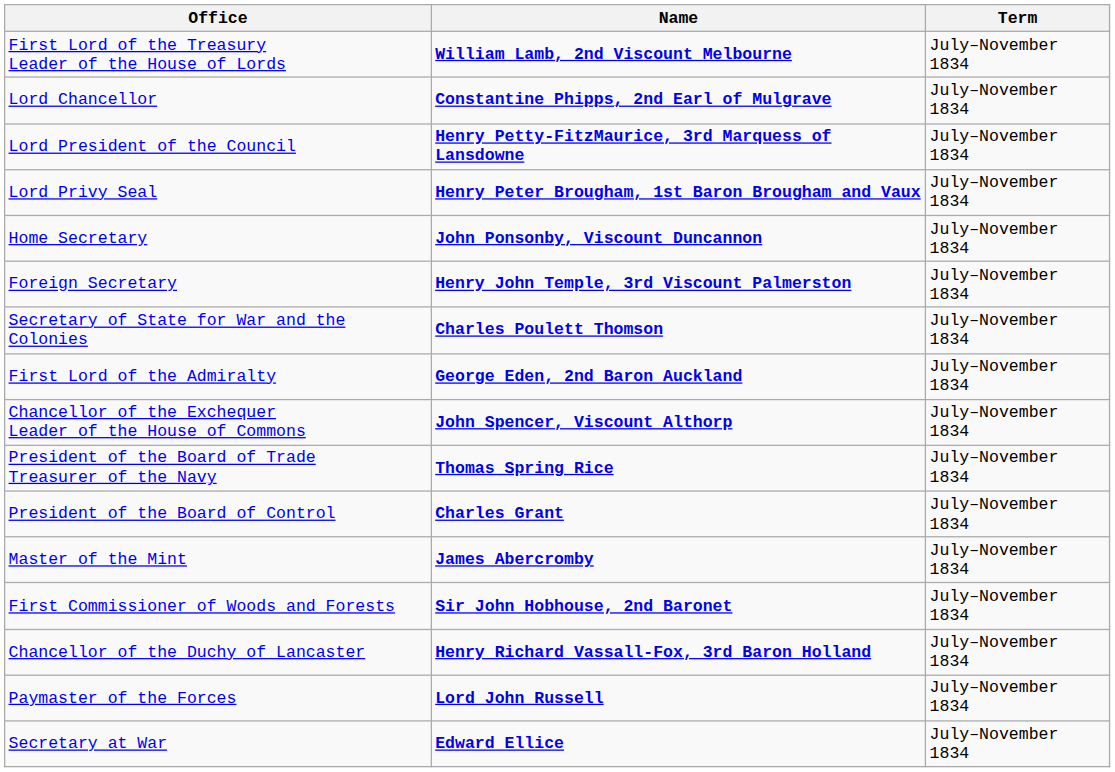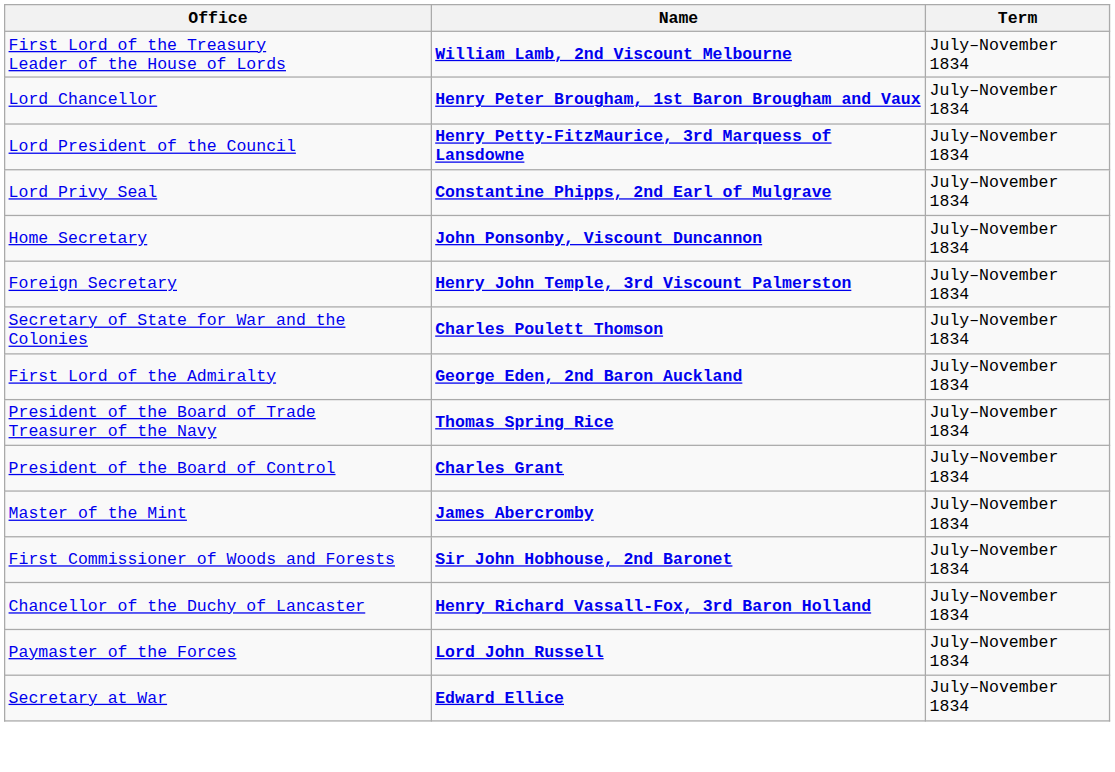(633, 100) Constantine Phipps, 2nd Earl of Mulgrave -> (678, 100) Henry Peter Brougham, 1st Baron Brougham and Vaux
(678, 192) Henry Peter Brougham, 1st Baron Brougham and Vaux -> (633, 192) Constantine Phipps, 2nd Earl of Mulgrave
- row: (157, 422)
